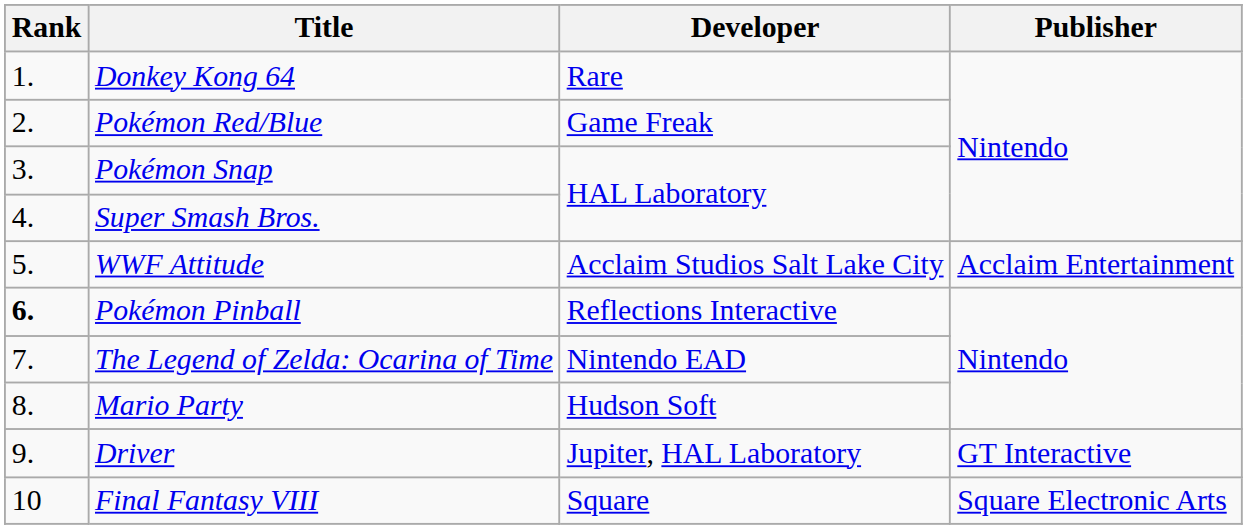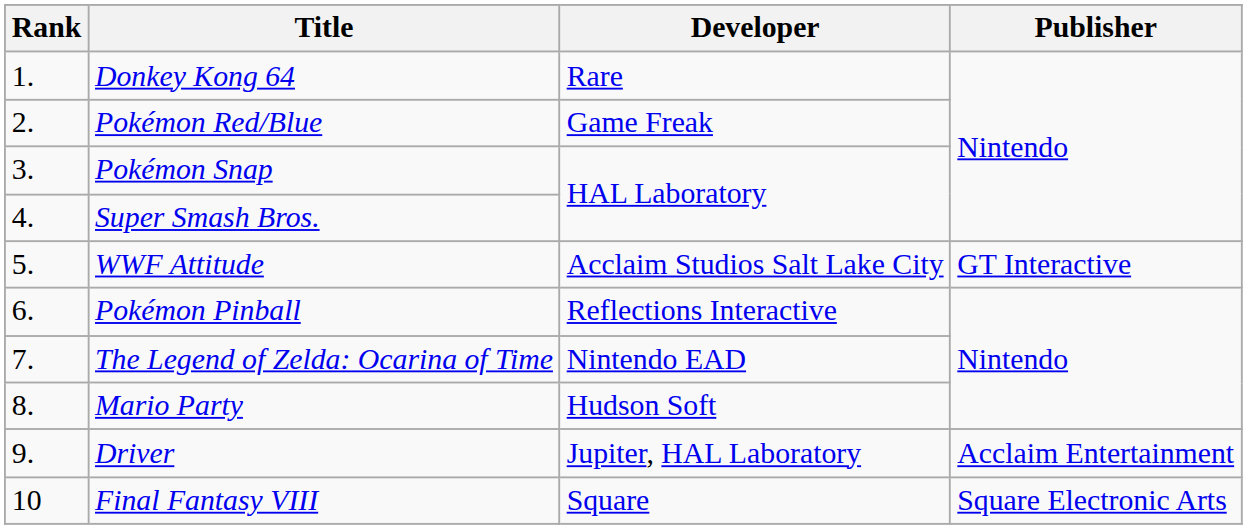(1096, 264) Acclaim Entertainment -> (1044, 264) GT Interactive
(23, 311) bold -> (23, 311) normal
(1044, 452) GT Interactive -> (1096, 452) Acclaim Entertainment
